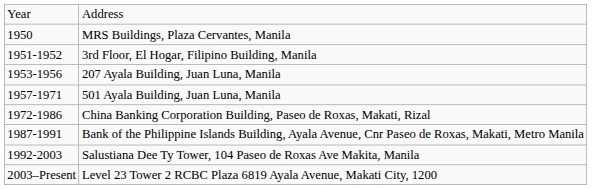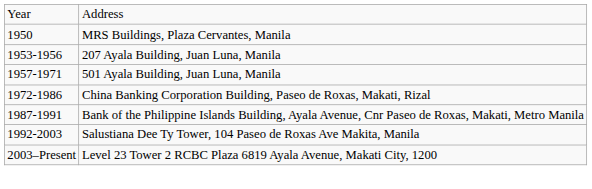- row: (199, 54)
